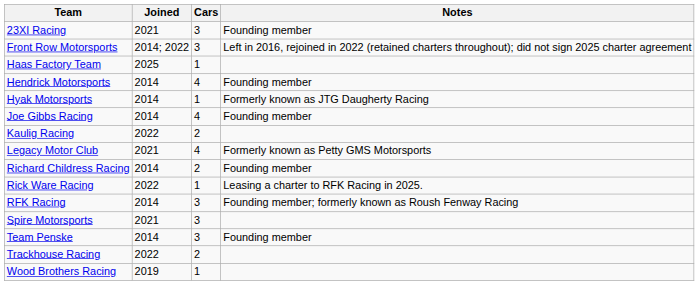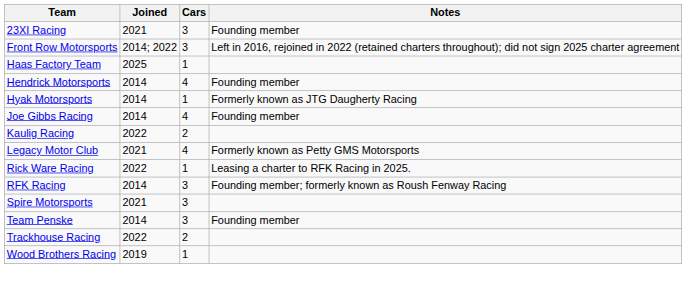- row: (68, 168)
